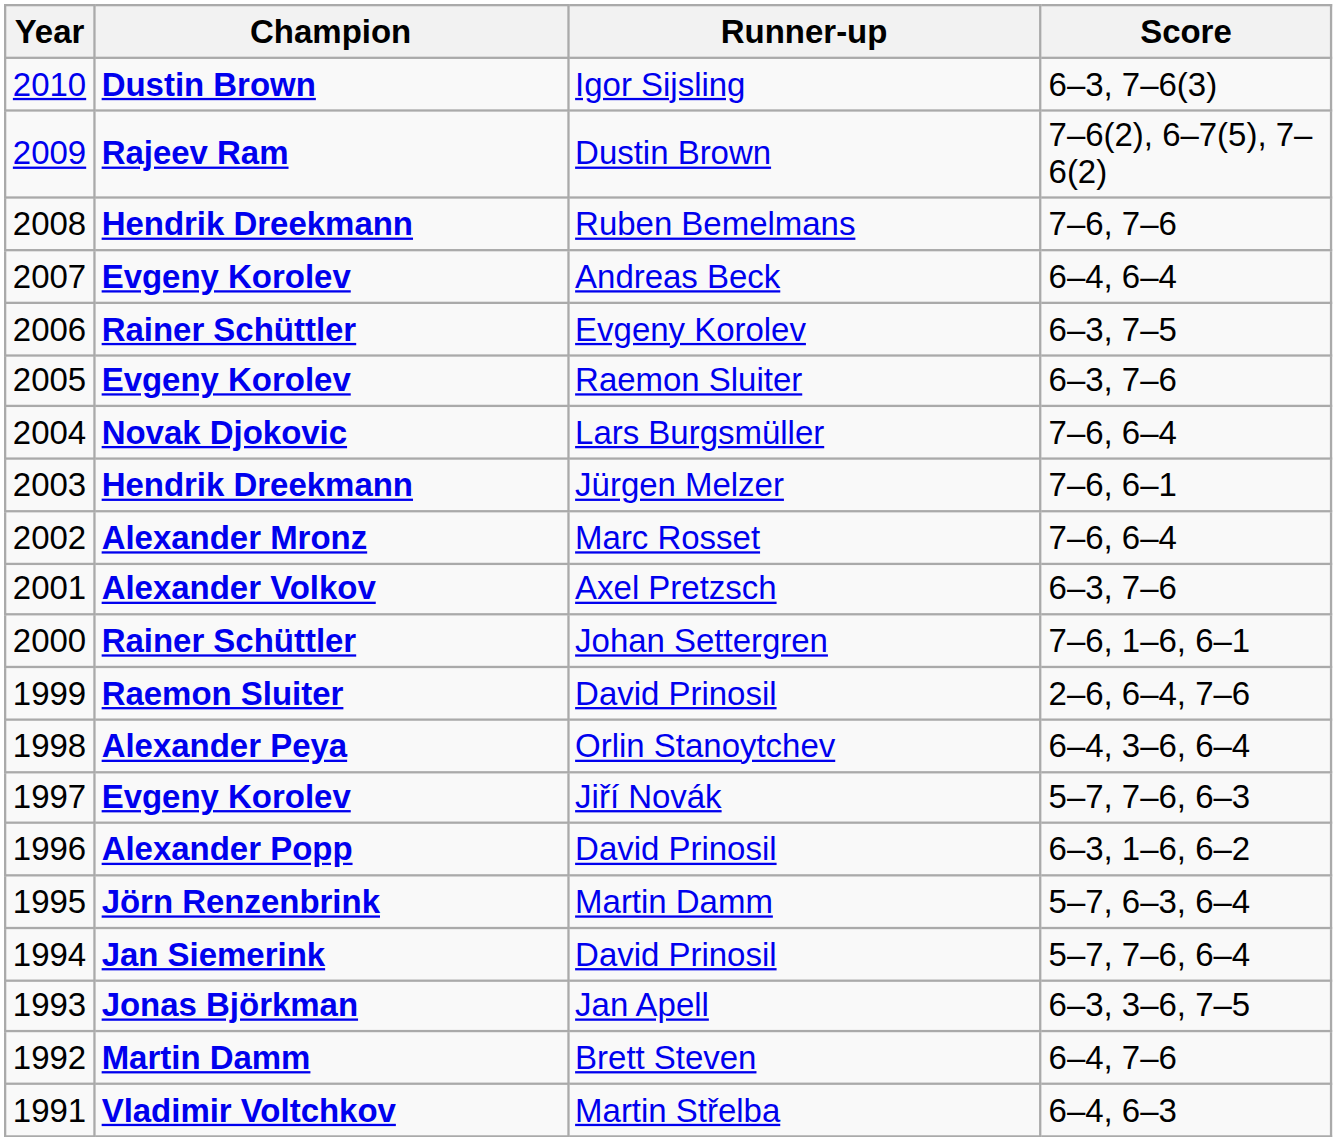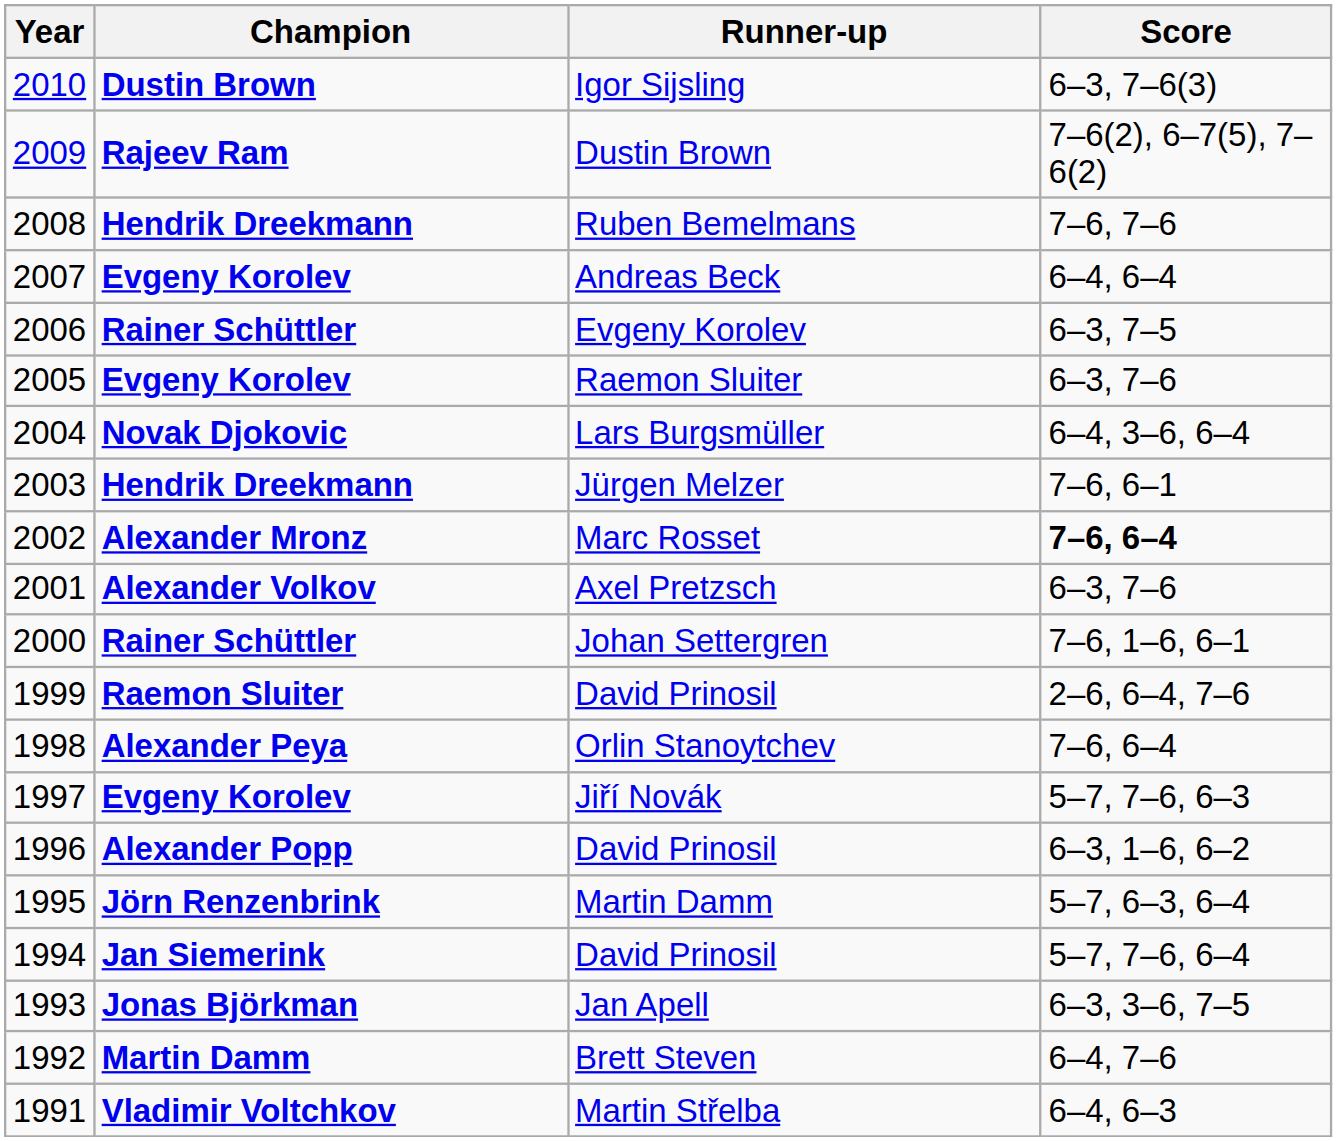(1113, 433) 7–6, 6–4 -> (1149, 433) 6–4, 3–6, 6–4
(1113, 537) normal -> (1113, 537) bold
(1149, 745) 6–4, 3–6, 6–4 -> (1113, 745) 7–6, 6–4
